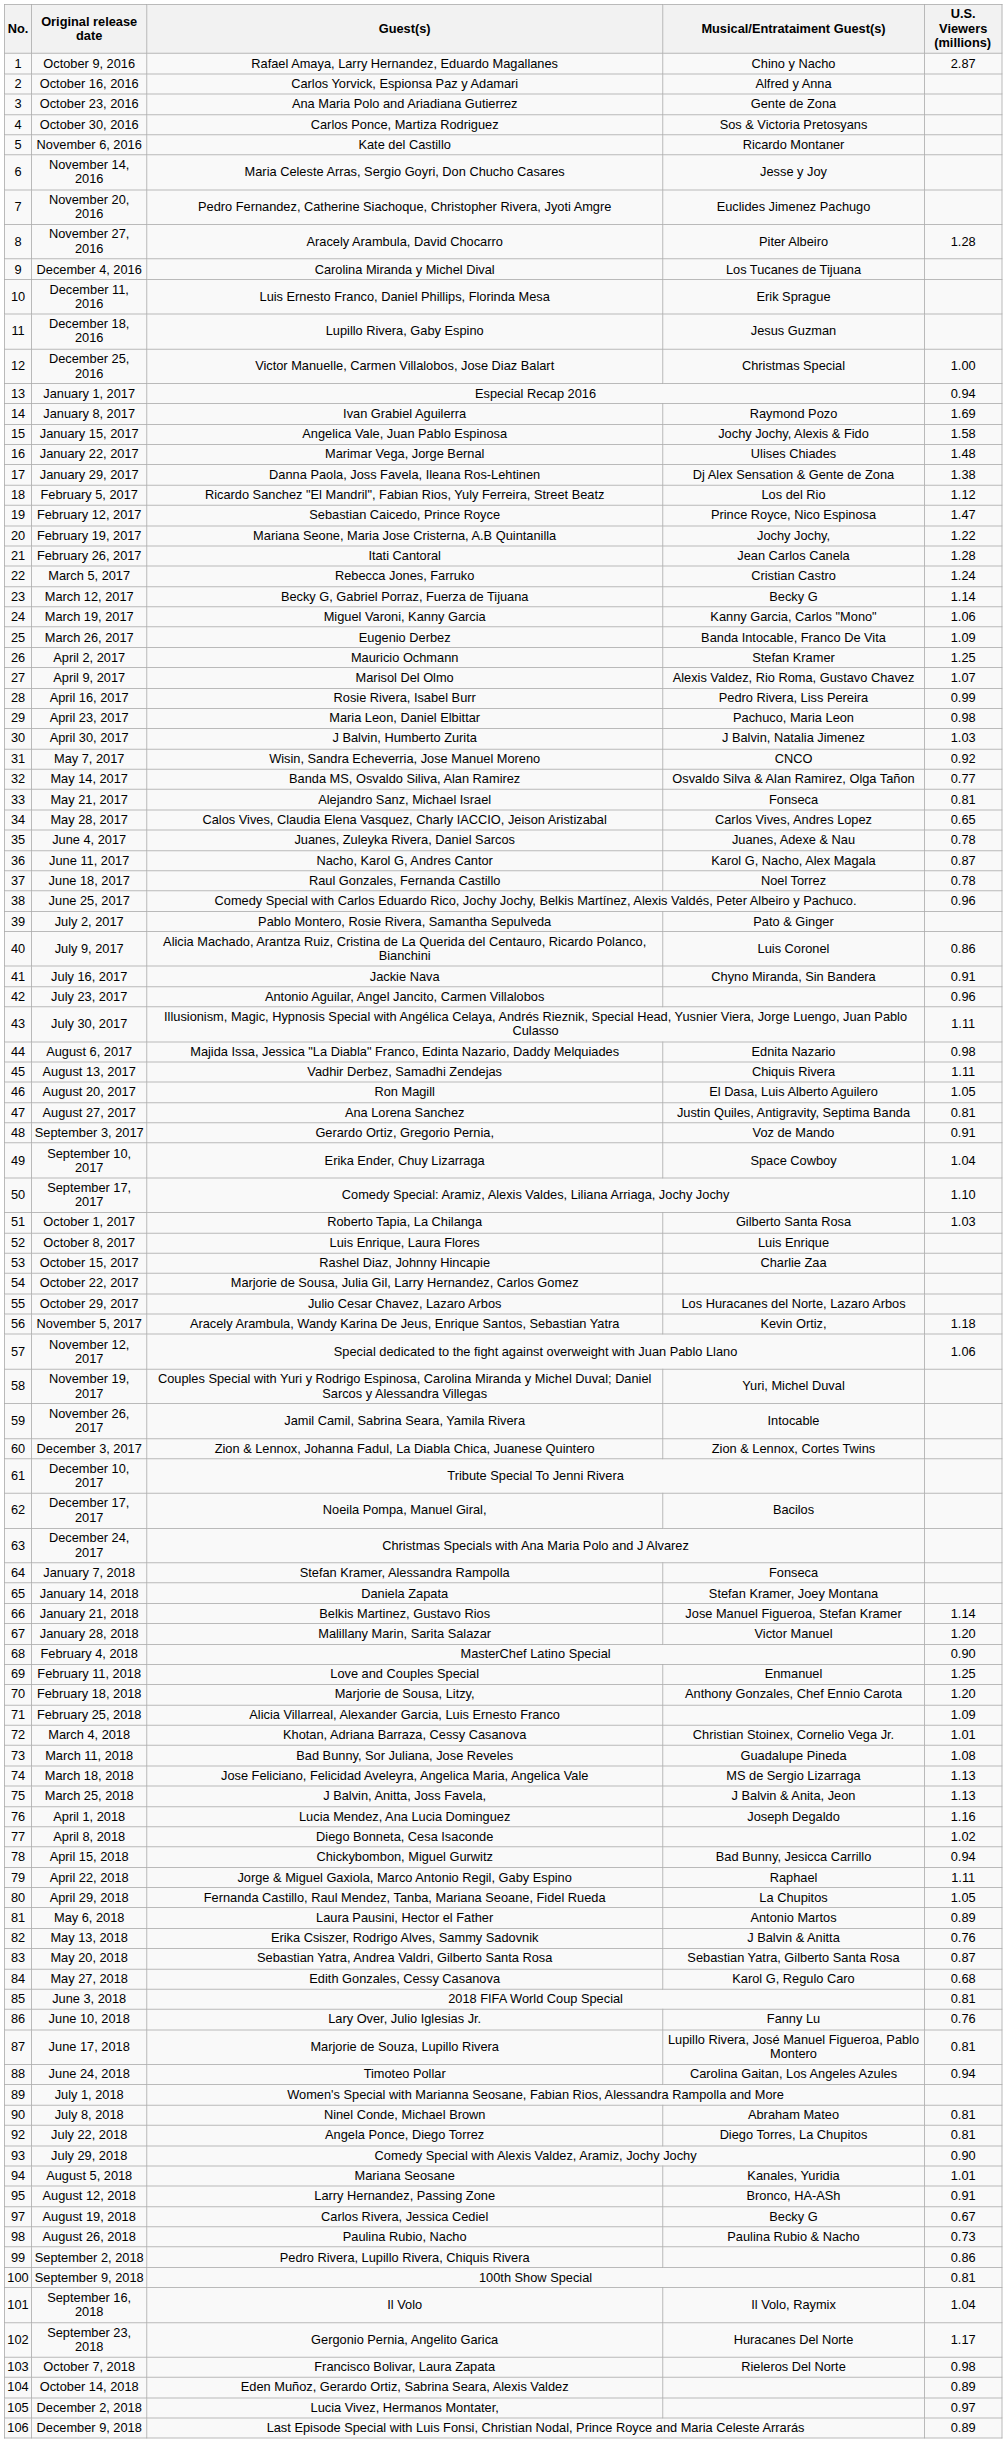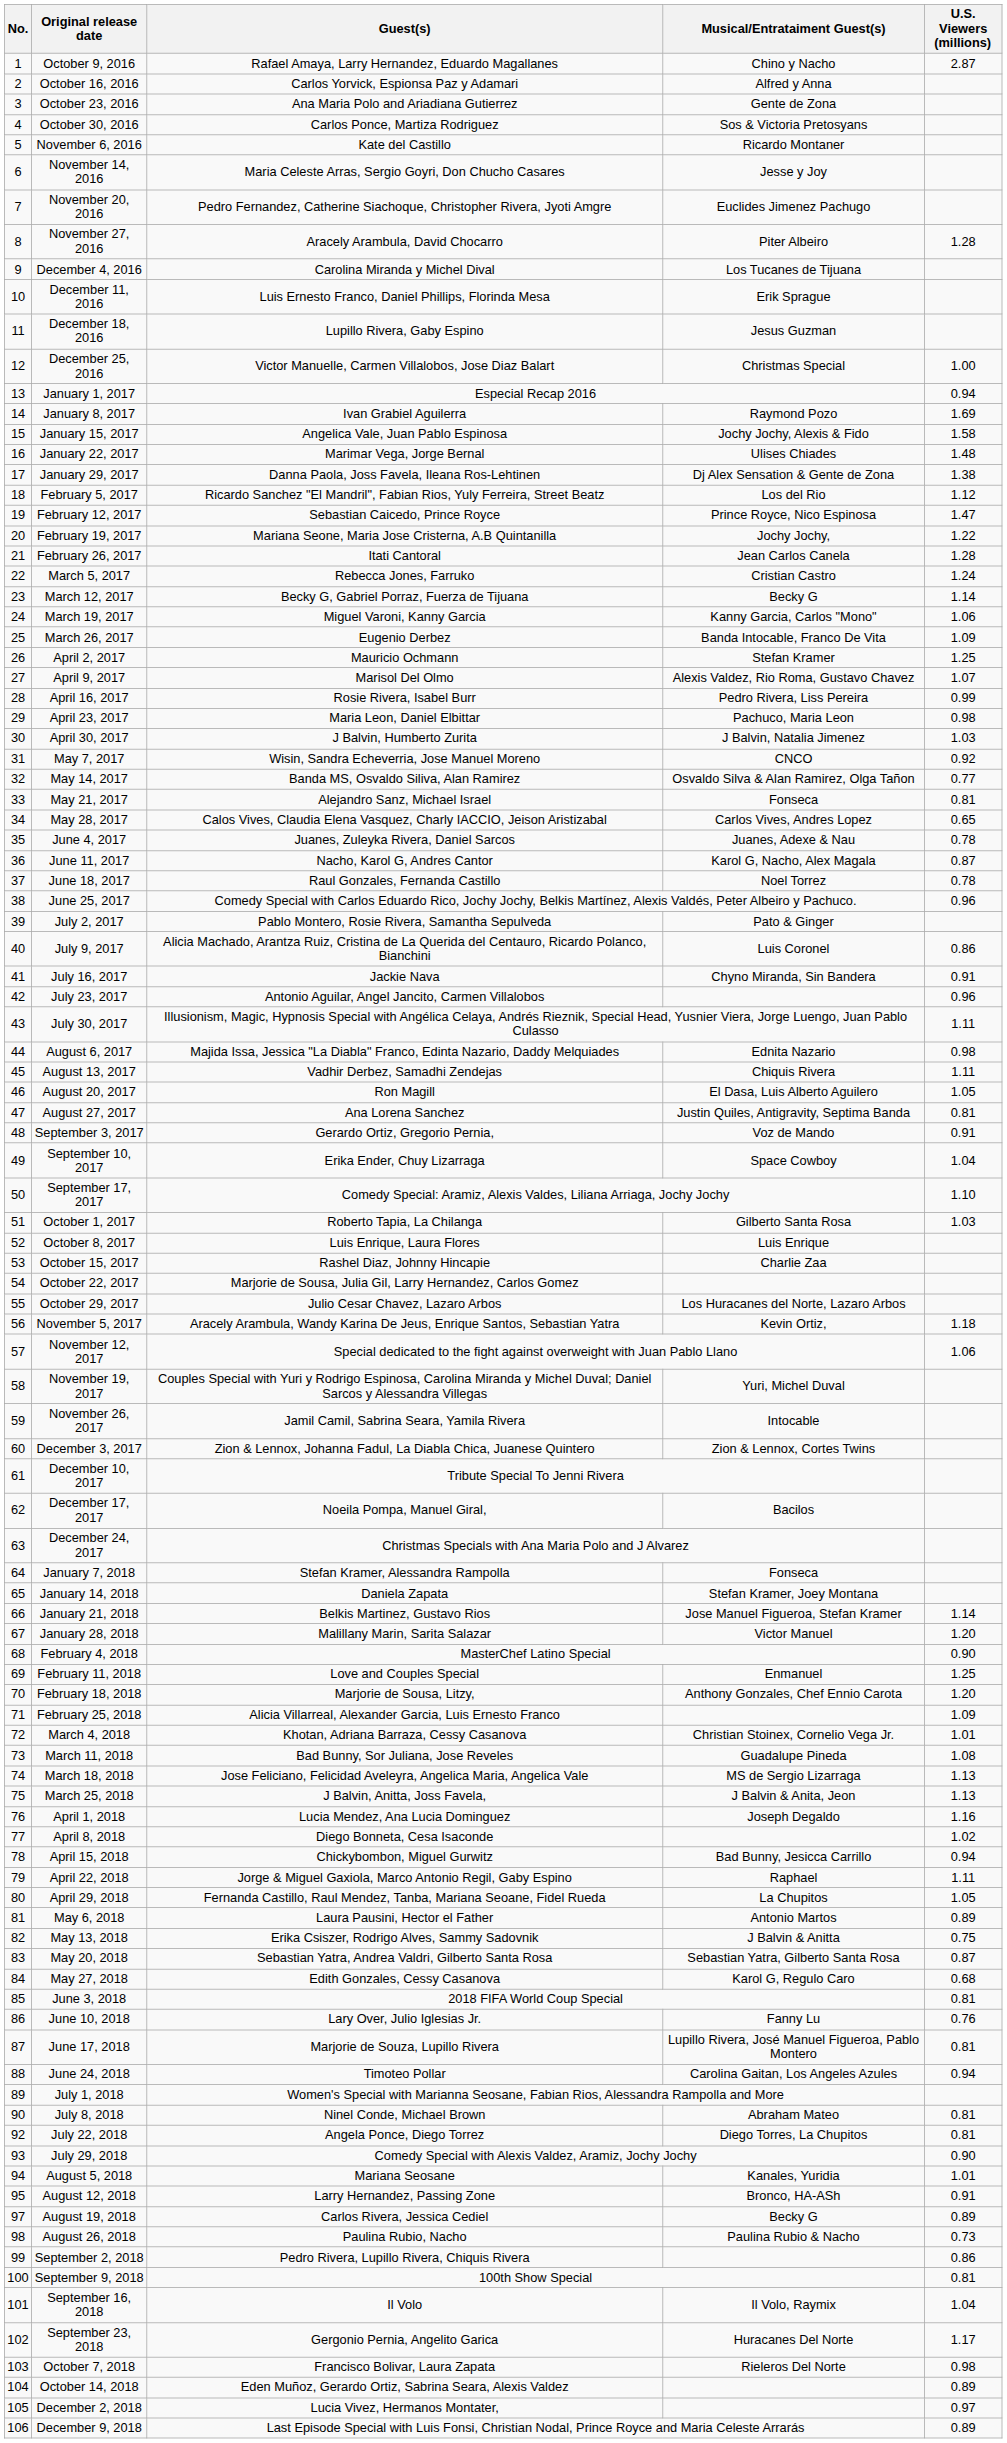(963, 1938) 0.76 -> (963, 1938) 0.75
(963, 2216) 0.67 -> (963, 2216) 0.89
